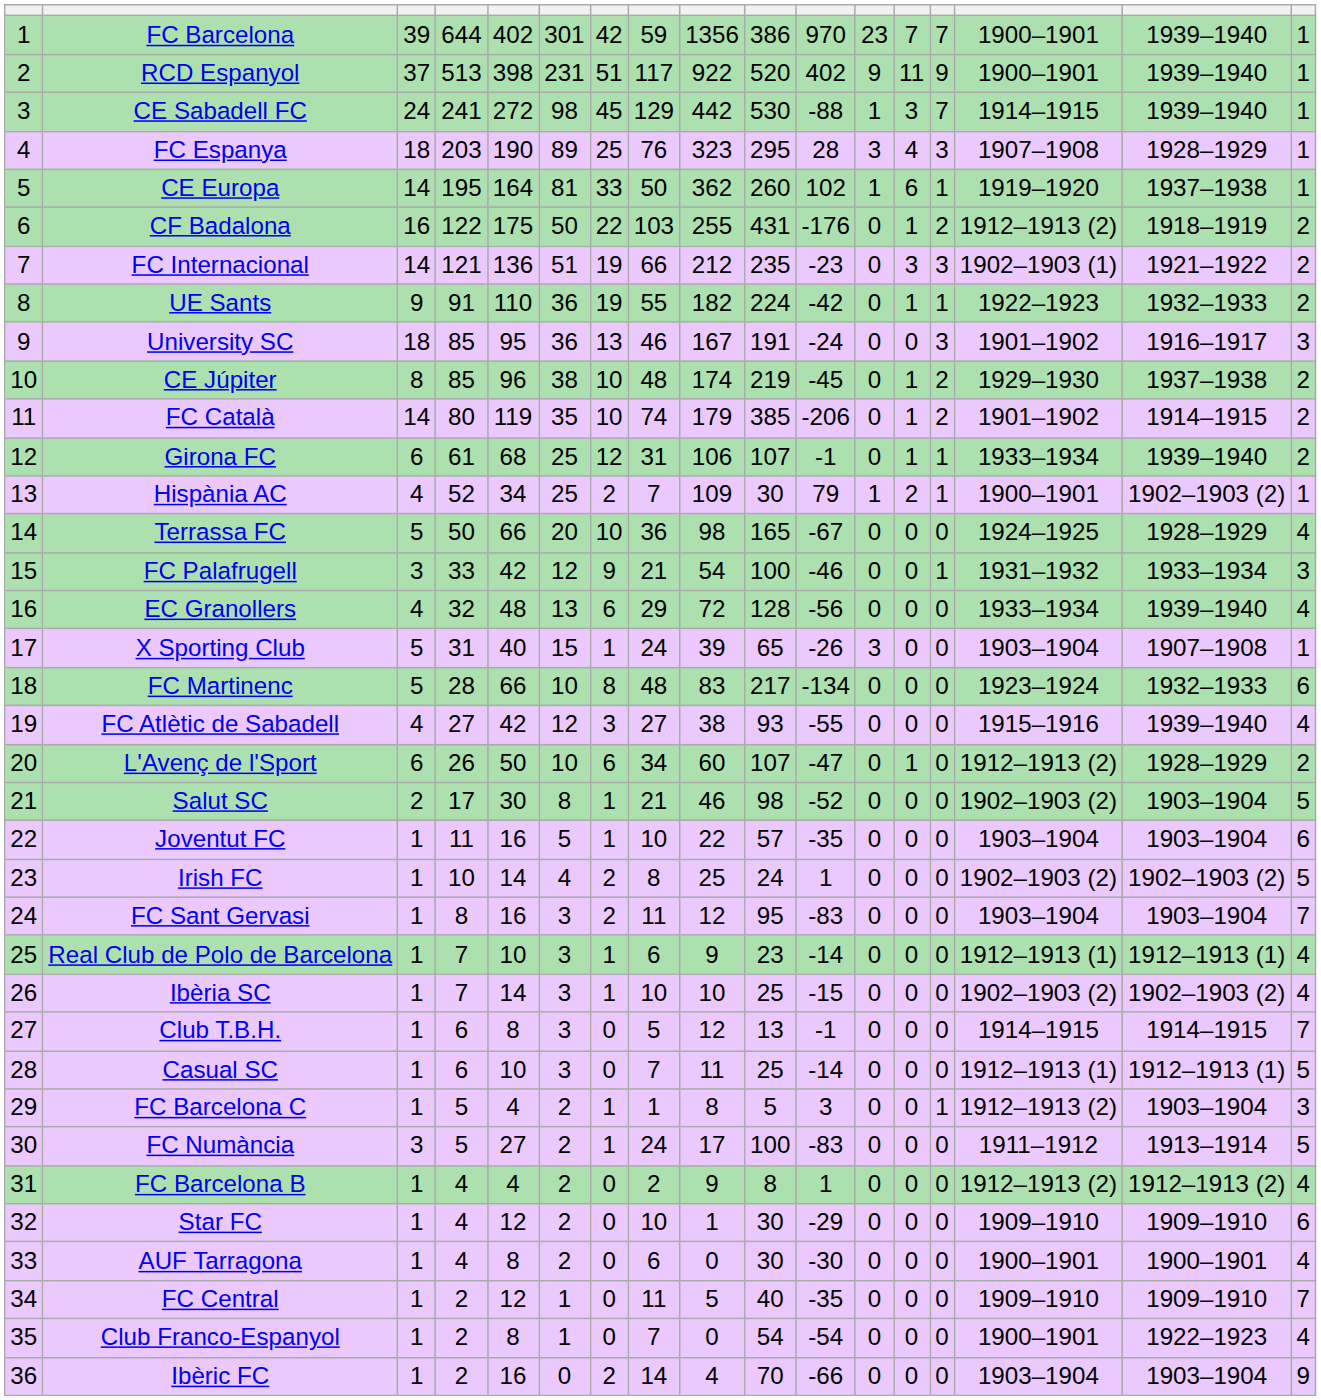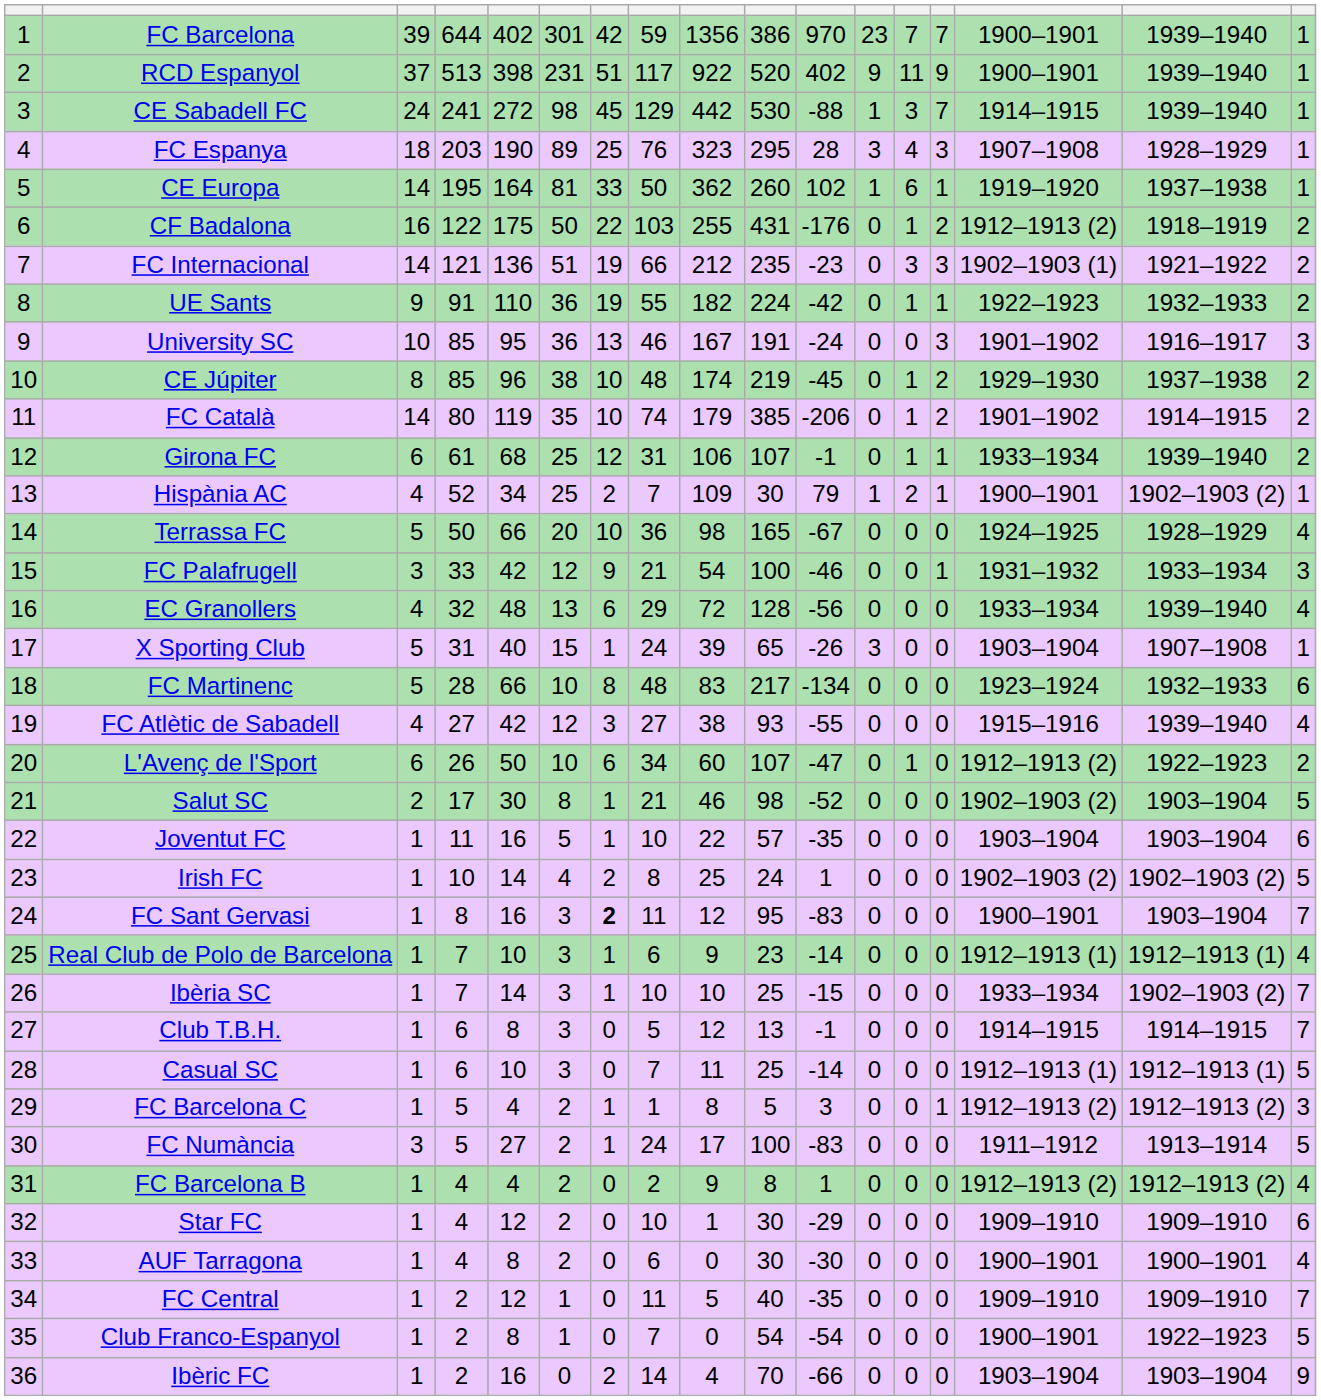(417, 341) 18 -> (417, 341) 10
(1207, 762) 1928–1929 -> (1207, 762) 1922–1923
(609, 916) normal -> (609, 916) bold
(1038, 916) 1903–1904 -> (1038, 916) 1900–1901
(1038, 992) 1902–1903 (2) -> (1038, 992) 1933–1934
(1303, 992) 4 -> (1303, 992) 7
(1207, 1107) 1903–1904 -> (1207, 1107) 1912–1913 (2)
(1303, 1337) 4 -> (1303, 1337) 5
